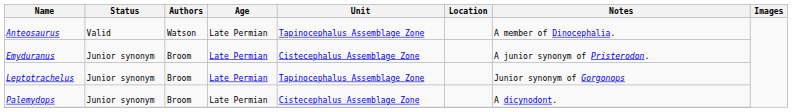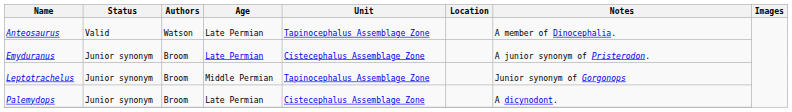(238, 78) Late Permian -> (239, 78) Middle Permian
